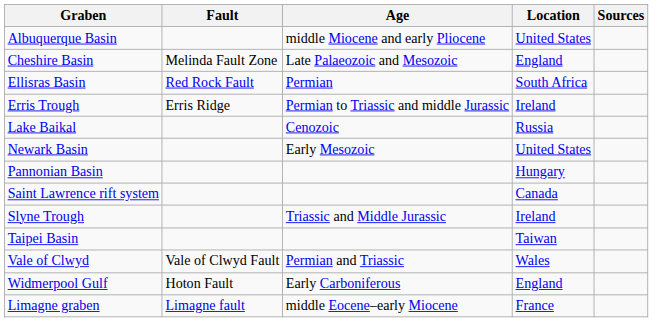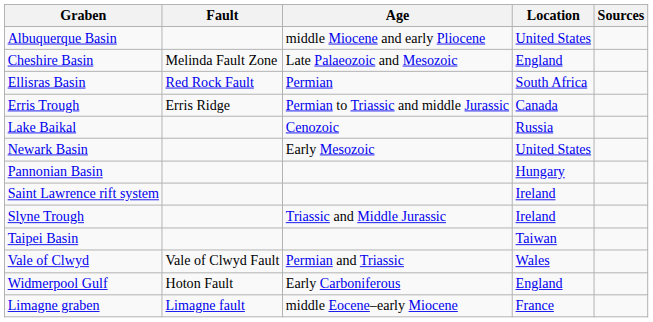(536, 104) Ireland -> (537, 104) Canada
(537, 194) Canada -> (536, 194) Ireland
